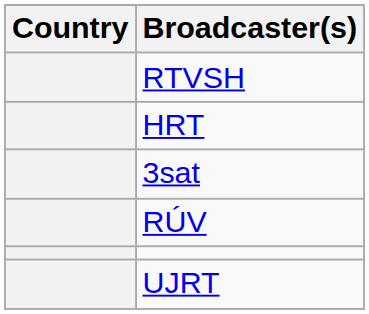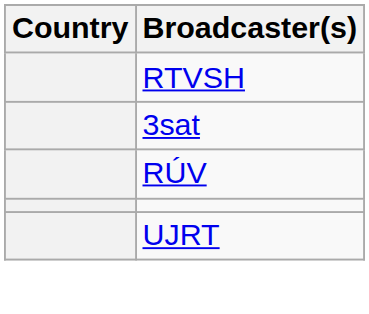- row: (173, 125)
